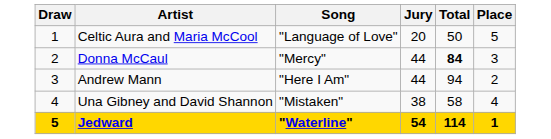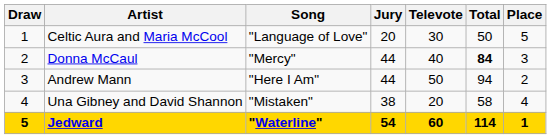+ column: (436, 15)
